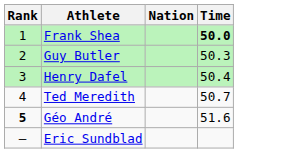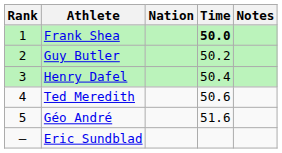+ column: (255, 15)
(215, 56) 50.3 -> (215, 56) 50.2
(215, 97) 50.7 -> (215, 97) 50.6
(23, 118) bold -> (23, 118) normal
